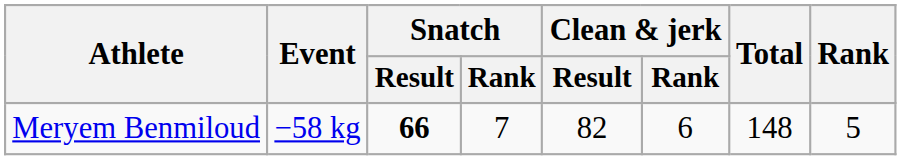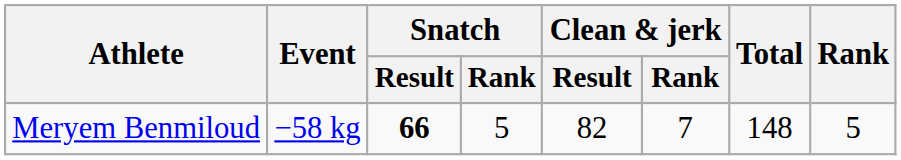(502, 128) 7 -> (502, 128) 5
(685, 128) 6 -> (685, 128) 7
